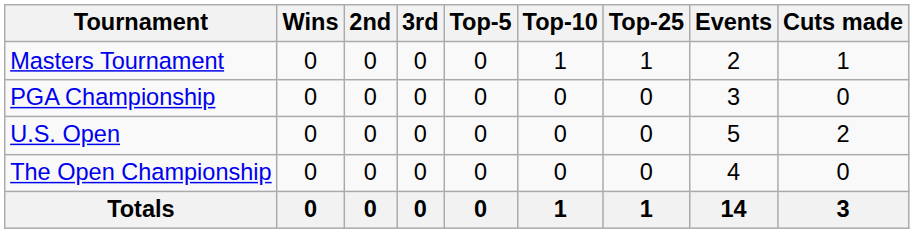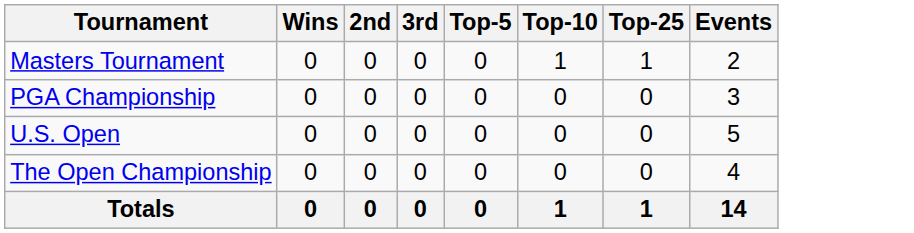- column: (843, 23)
